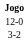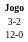rows swapped: (14, 21) <-> (14, 35)
